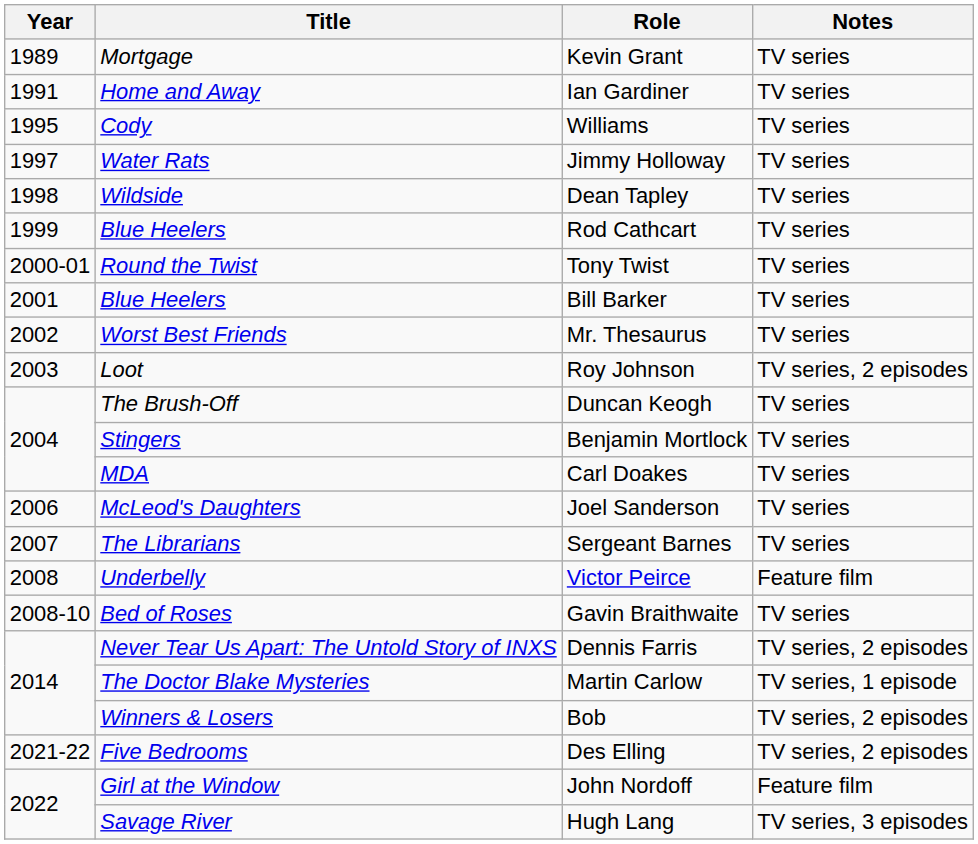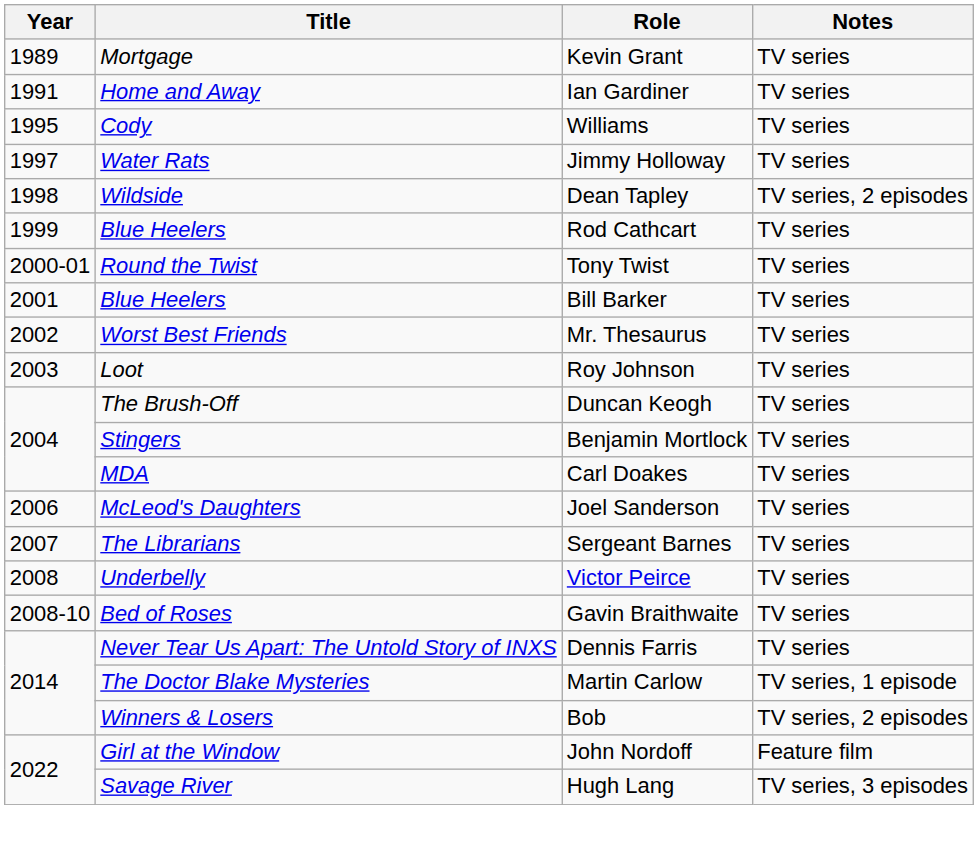(804, 195) TV series -> (863, 195) TV series, 2 episodes
(863, 369) TV series, 2 episodes -> (804, 369) TV series
(815, 578) Feature film -> (804, 578) TV series
(863, 647) TV series, 2 episodes -> (804, 647) TV series
- row: (616, 751)
